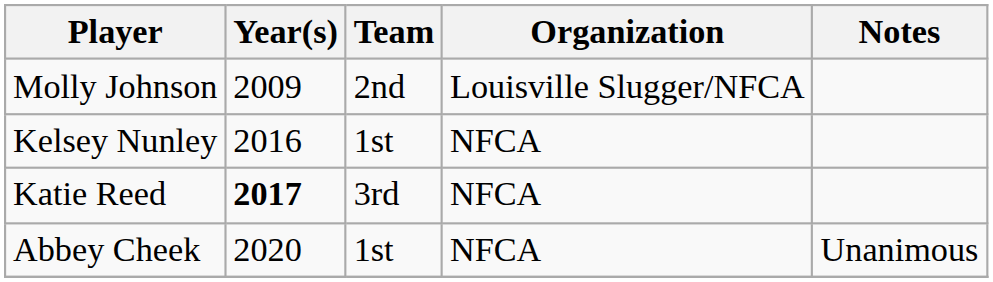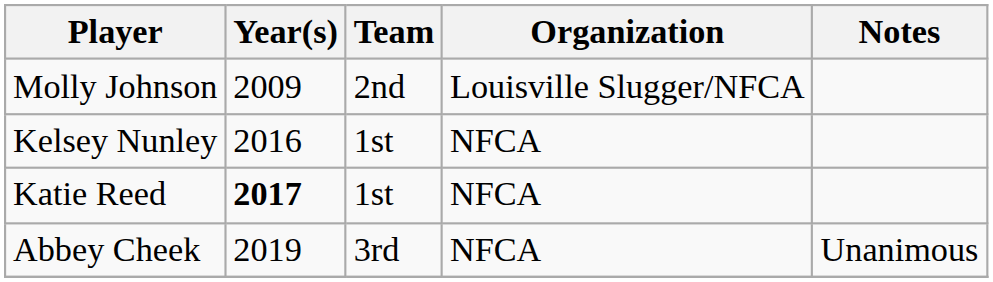(376, 194) 3rd -> (374, 194) 1st
(268, 248) 2020 -> (268, 248) 2019
(374, 248) 1st -> (376, 248) 3rd
